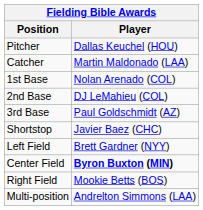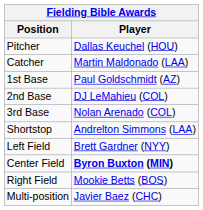(125, 79) Nolan Arenado (COL) -> (127, 79) Paul Goldschmidt (AZ)
(127, 113) Paul Goldschmidt (AZ) -> (125, 113) Nolan Arenado (COL)
(118, 130) Javier Baez (CHC) -> (135, 130) Andrelton Simmons (LAA)
(135, 197) Andrelton Simmons (LAA) -> (118, 197) Javier Baez (CHC)
